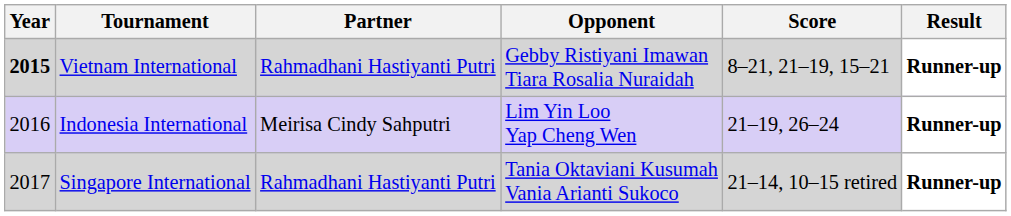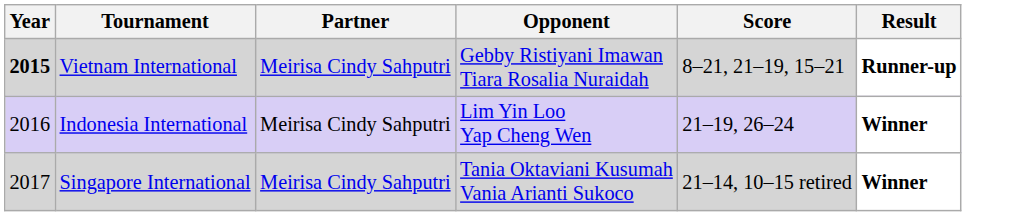(378, 67) Rahmadhani Hastiyanti Putri -> (355, 67) Meirisa Cindy Sahputri
(954, 124) Runner-up -> (895, 124) Winner
(378, 182) Rahmadhani Hastiyanti Putri -> (355, 182) Meirisa Cindy Sahputri
(954, 182) Runner-up -> (895, 182) Winner
